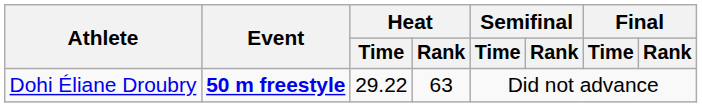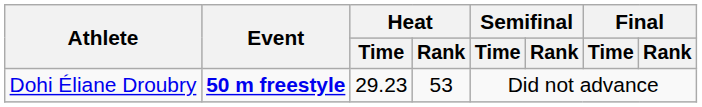(381, 86) 29.22 -> (381, 86) 29.23
(441, 86) 63 -> (441, 86) 53
